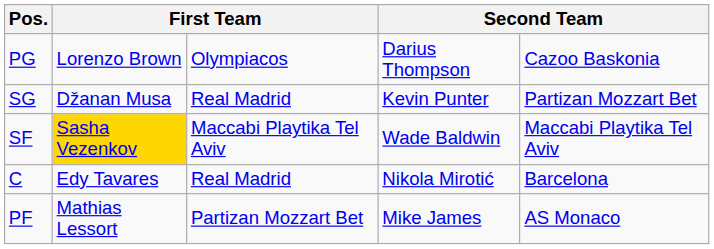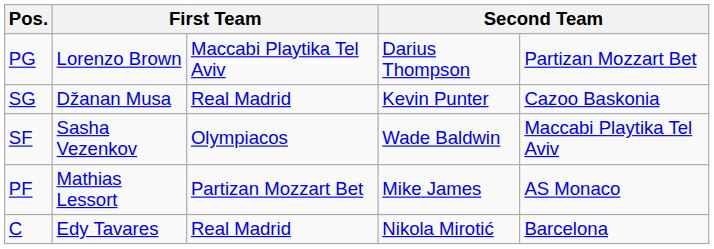(239, 59) Olympiacos -> (275, 59) Maccabi Playtika Tel Aviv
(592, 59) Cazoo Baskonia -> (611, 59) Partizan Mozzart Bet
(611, 98) Partizan Mozzart Bet -> (592, 98) Cazoo Baskonia
(97, 138) gold background -> (97, 138) no background
(275, 138) Maccabi Playtika Tel Aviv -> (239, 138) Olympiacos
rows swapped: (21, 218) <-> (16, 178)
